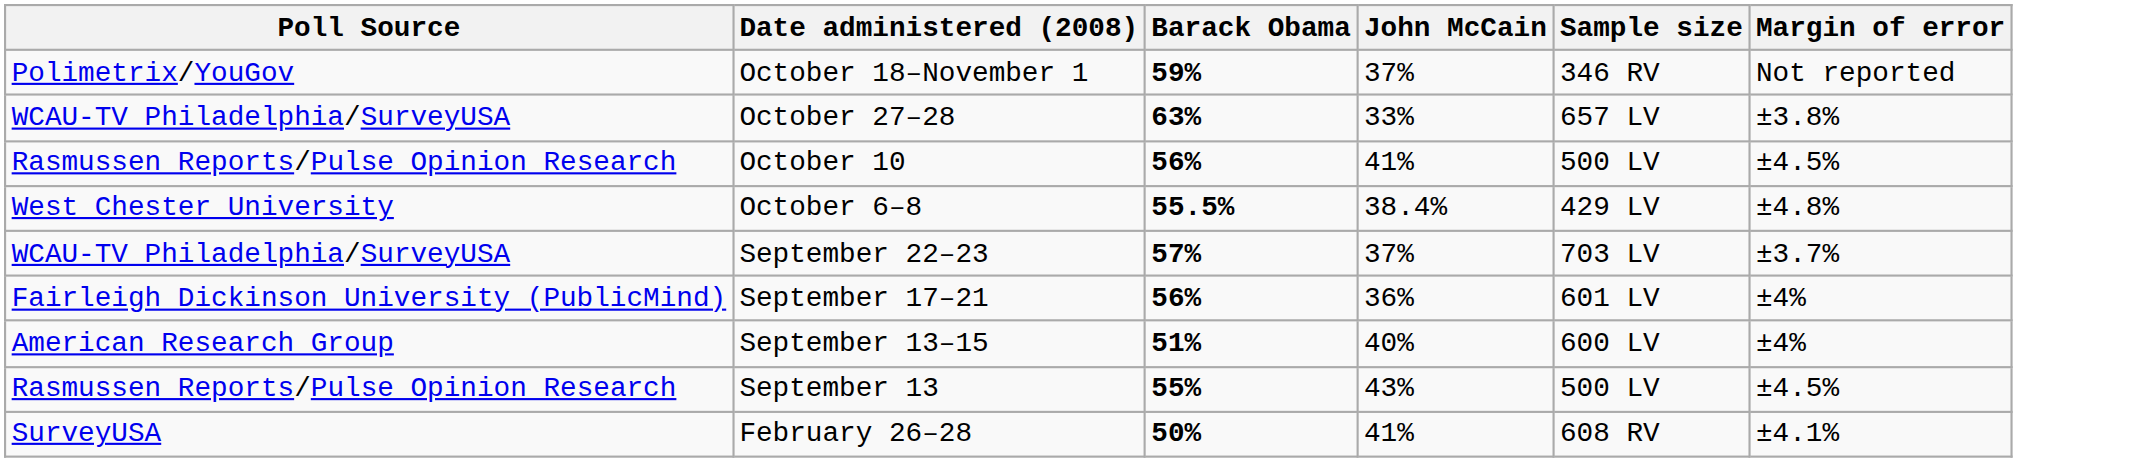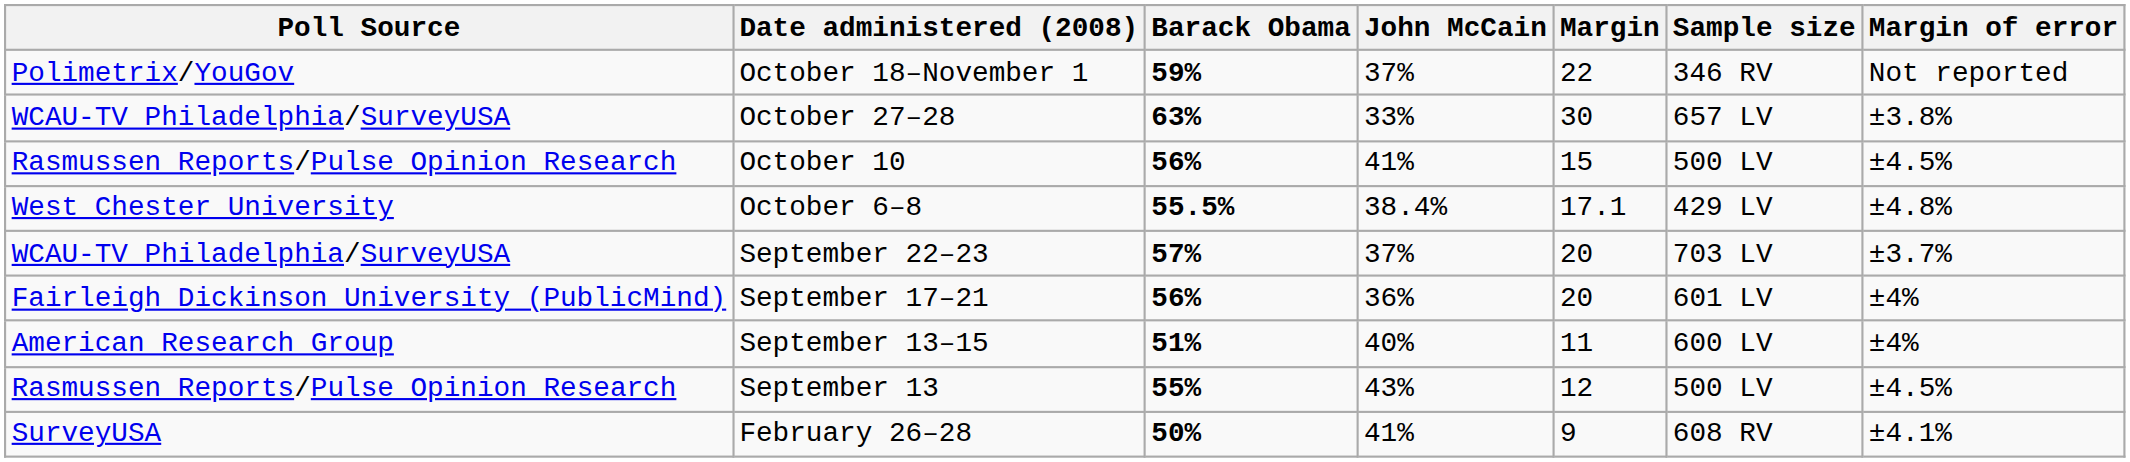+ column: (1610, 28)
